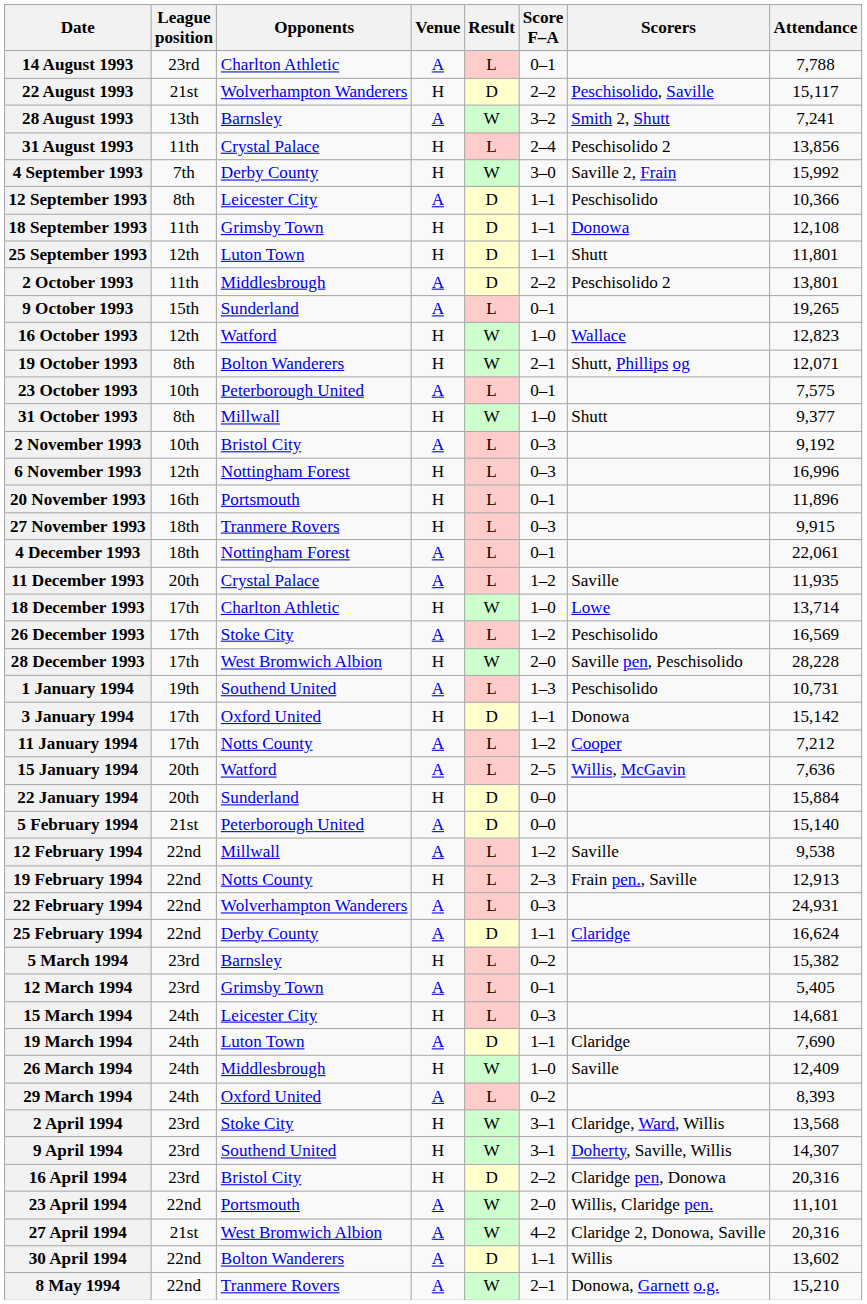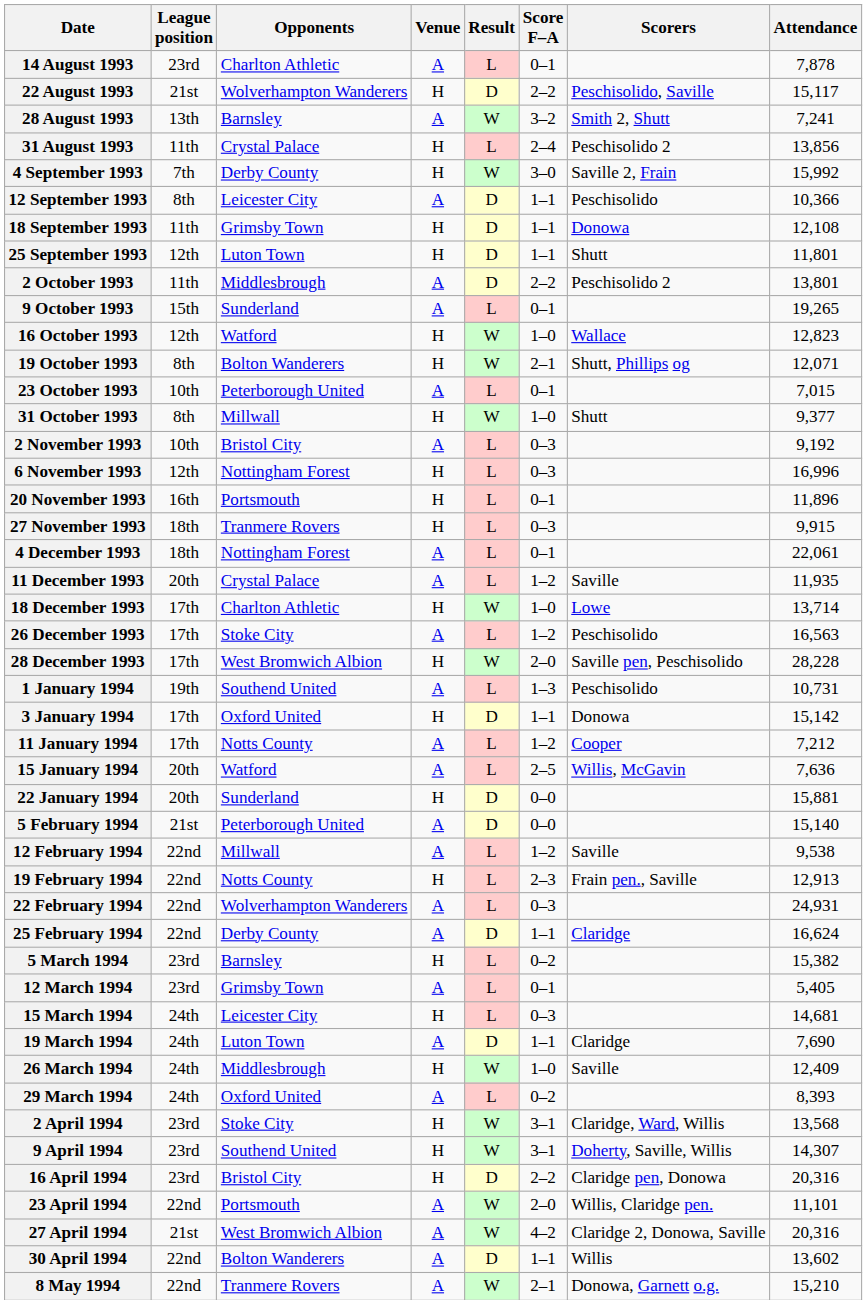(815, 64) 7,788 -> (815, 64) 7,878
(815, 390) 7,575 -> (815, 390) 7,015
(815, 634) 16,569 -> (815, 634) 16,563
(815, 797) 15,884 -> (815, 797) 15,881
